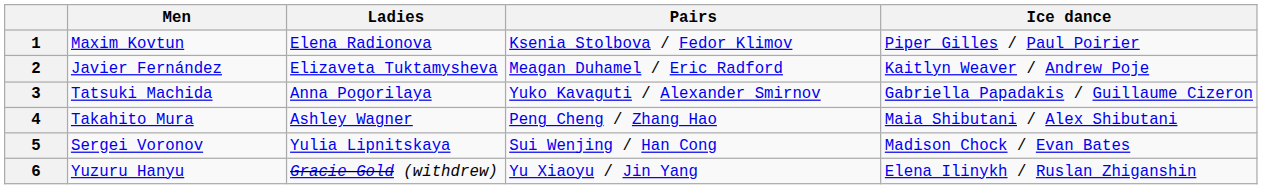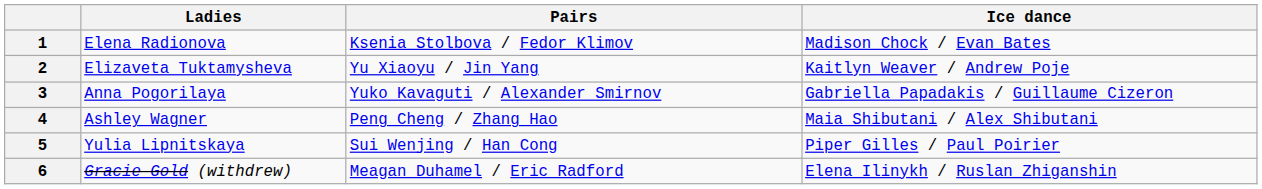- column: (177, 17)
(1012, 43) Piper Gilles / Paul Poirier -> (928, 43) Madison Chock / Evan Bates
(646, 69) Meagan Duhamel / Eric Radford -> (444, 69) Yu Xiaoyu / Jin Yang
(1008, 146) Madison Chock / Evan Bates -> (933, 146) Piper Gilles / Paul Poirier
(604, 171) Yu Xiaoyu / Jin Yang -> (487, 171) Meagan Duhamel / Eric Radford
